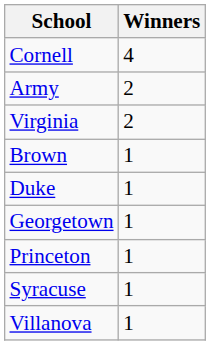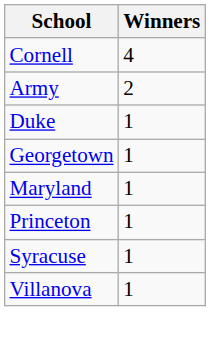- row: (44, 121)
- row: (38, 155)
+ row: (51, 188)
